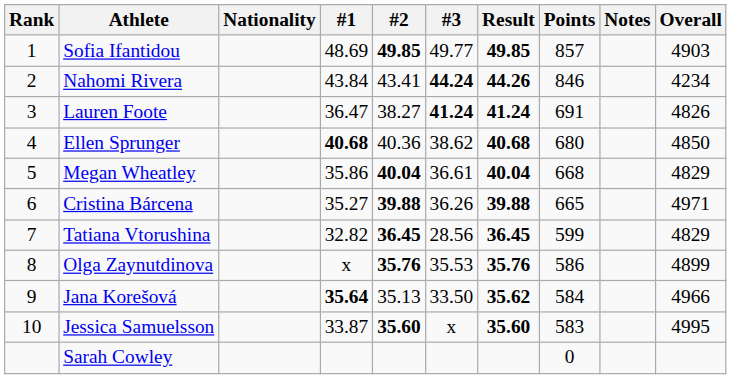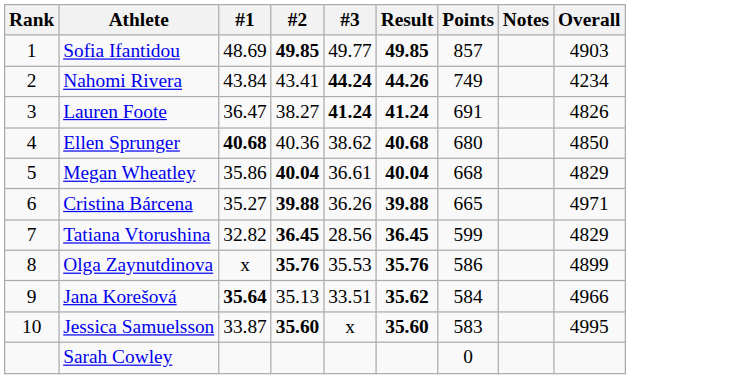- column: (269, 19)
(570, 81) 846 -> (468, 81) 749
(451, 296) 33.50 -> (350, 296) 33.51
